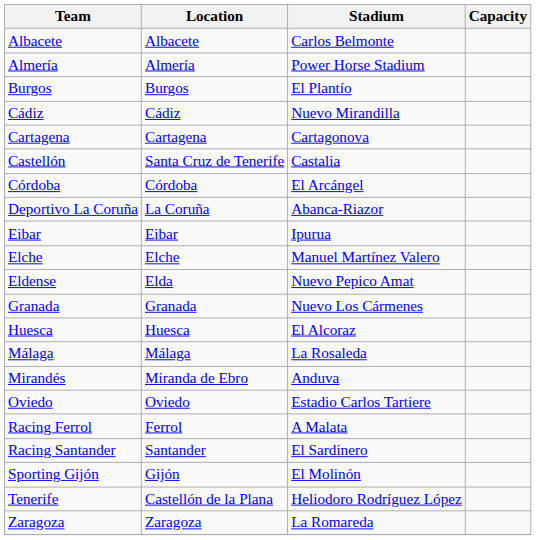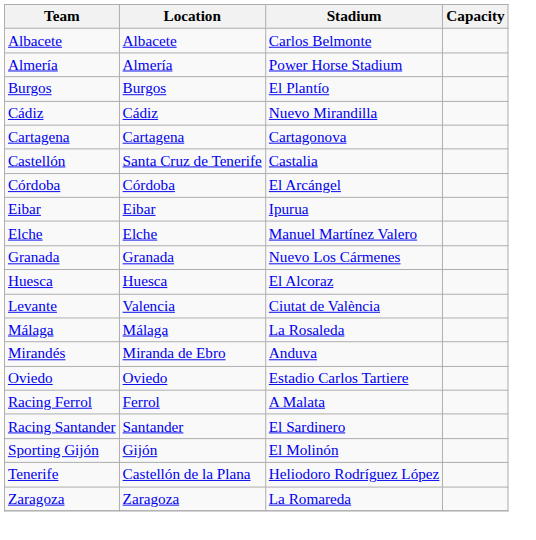- row: (73, 209)
- row: (32, 281)
+ row: (32, 305)
